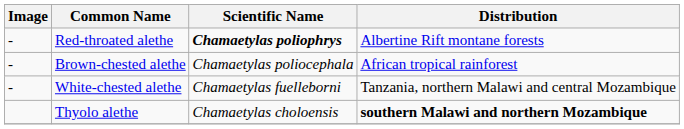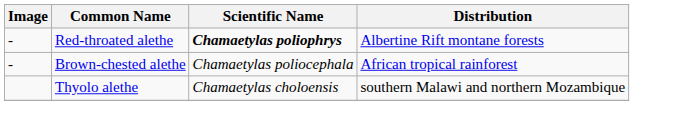- row: (118, 87)
(504, 111) bold -> (493, 87) normal
